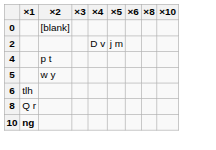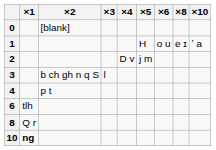+ row: (12, 43)
+ row: (12, 75)
- row: (12, 75)
